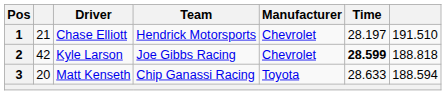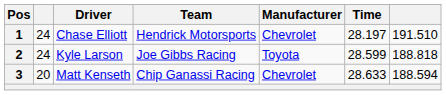(43, 35) 21 -> (43, 35) 24
(43, 55) 42 -> (43, 55) 24
(289, 55) Chevrolet -> (281, 55) Toyota
(367, 55) bold -> (367, 55) normal
(281, 75) Toyota -> (289, 75) Chevrolet
